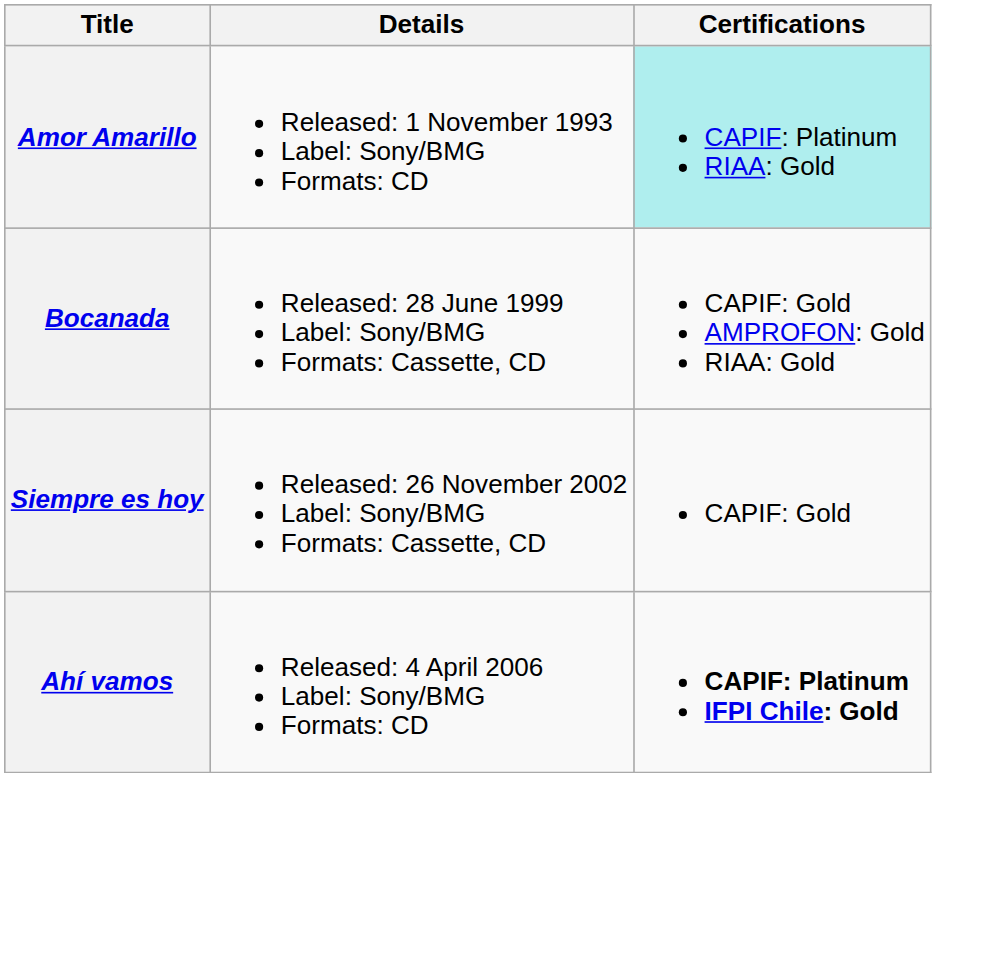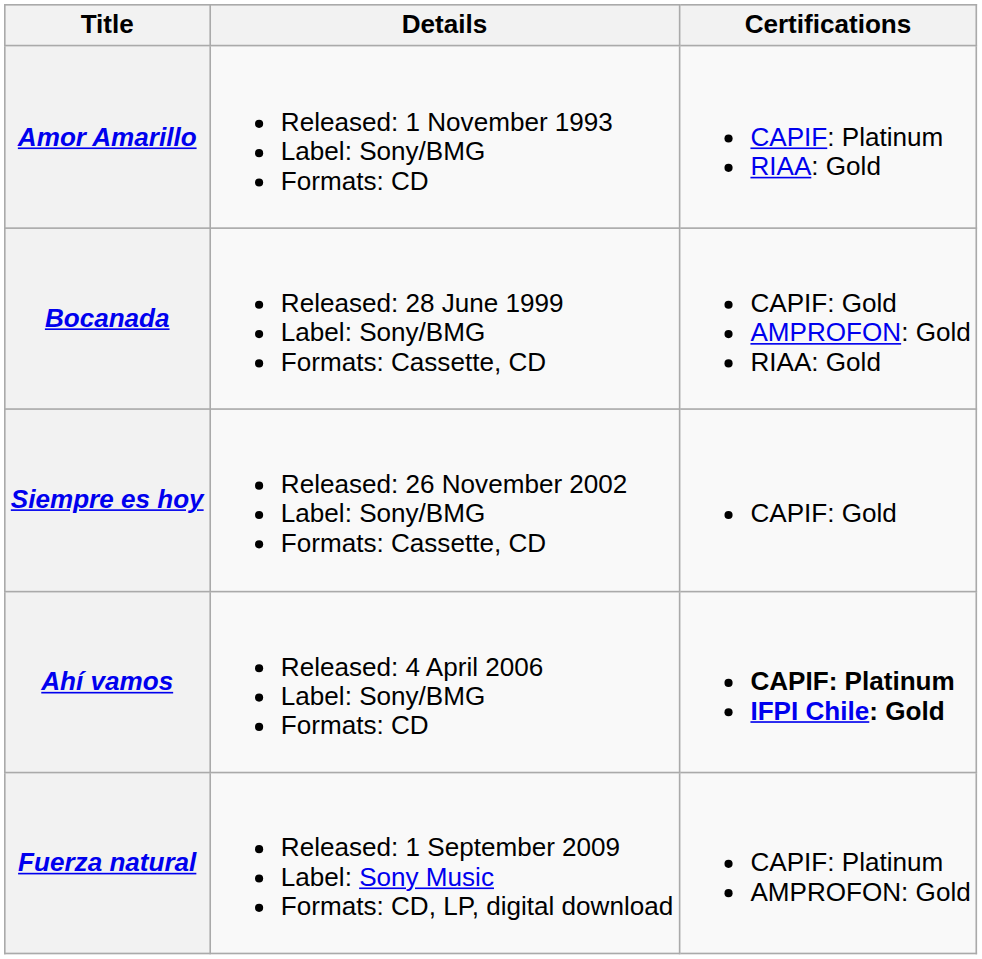(782, 152) paleturquoise background -> (828, 152) no background
+ row: (107, 862)
